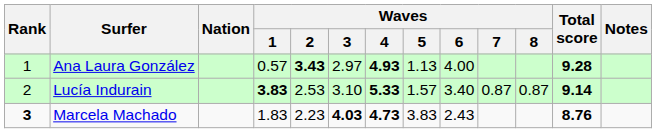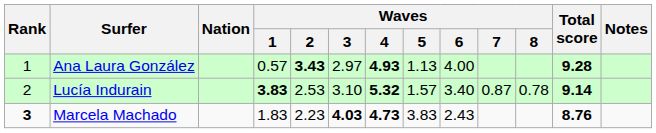(384, 90) 5.33 -> (384, 90) 5.32
(534, 90) 0.87 -> (534, 90) 0.78
